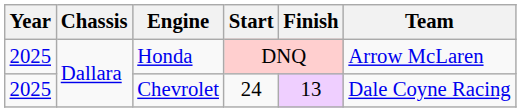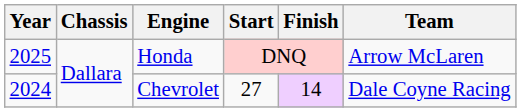(30, 90) 2025 -> (30, 90) 2024
(251, 90) 24 -> (251, 90) 27
(311, 90) 13 -> (311, 90) 14
